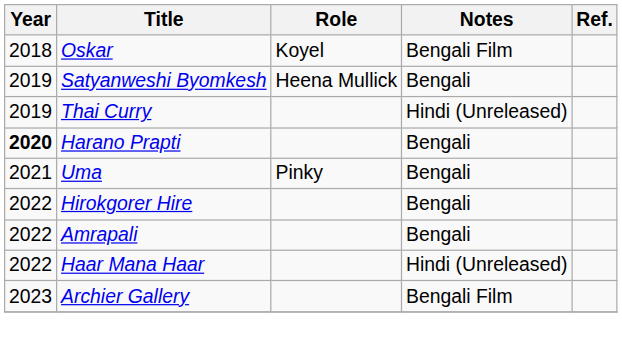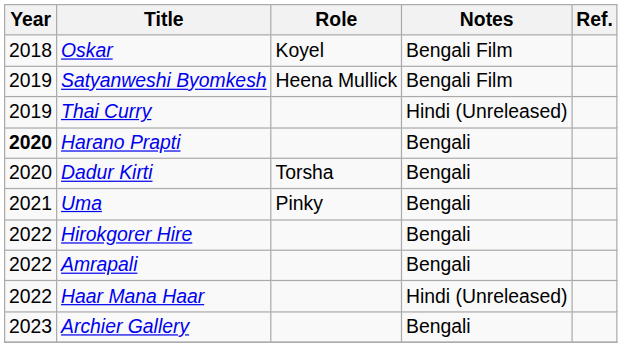(438, 81) Bengali -> (459, 81) Bengali Film
+ row: (107, 173)
(459, 296) Bengali Film -> (438, 326) Bengali
